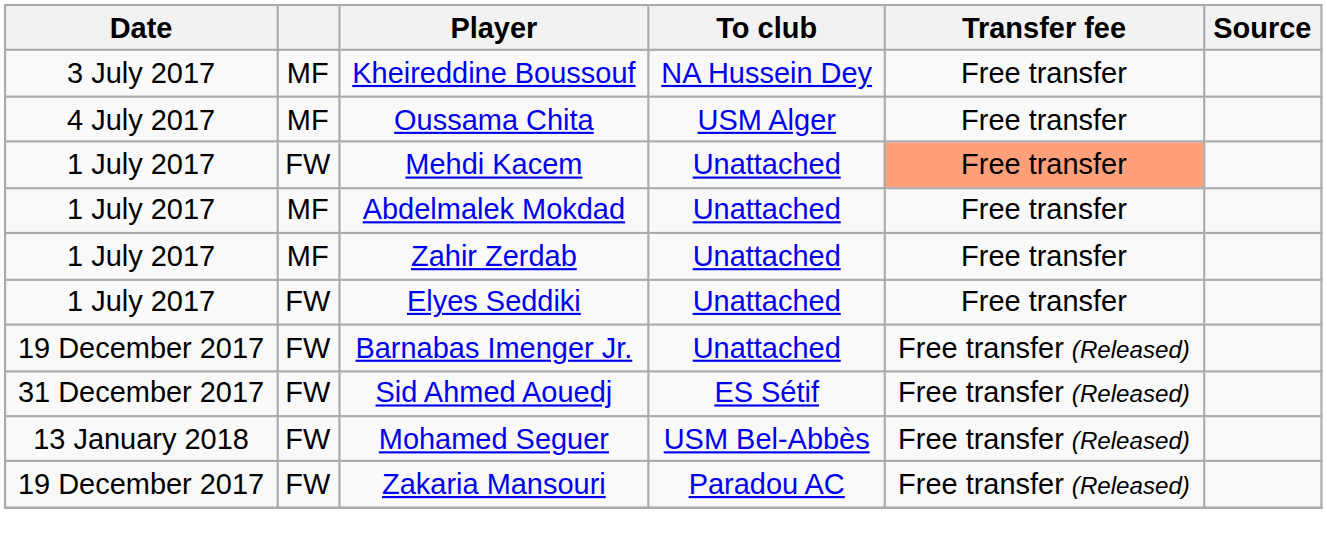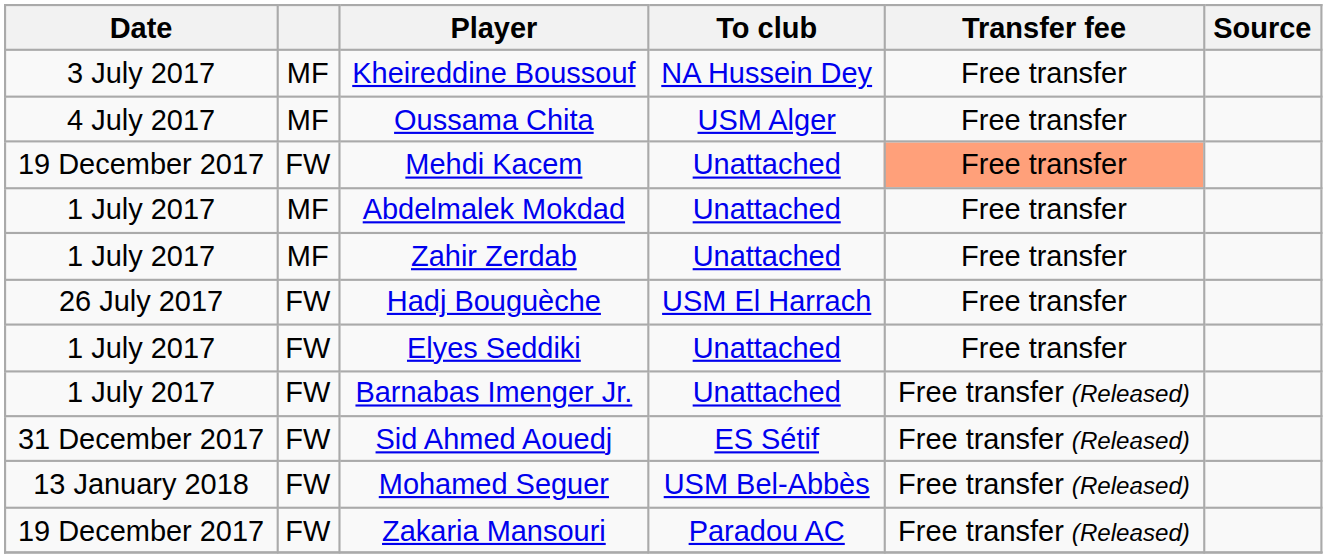(141, 164) 1 July 2017 -> (141, 164) 19 December 2017
+ row: (494, 301)
(141, 347) 19 December 2017 -> (141, 393) 1 July 2017
